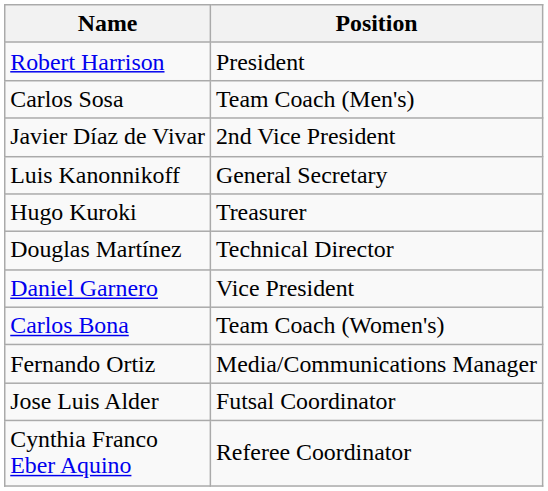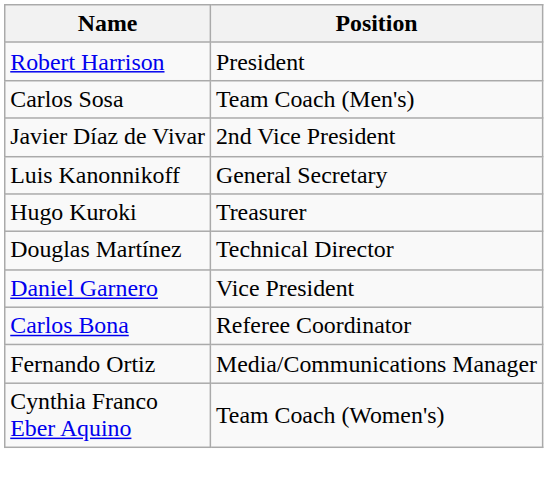(330, 325) Team Coach (Women's) -> (314, 325) Referee Coordinator
- row: (84, 401)
(314, 452) Referee Coordinator -> (330, 414) Team Coach (Women's)
